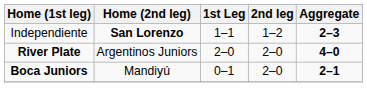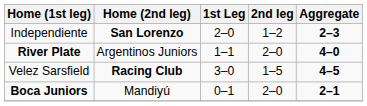(224, 33) 1–1 -> (224, 33) 2–0
(224, 52) 2–0 -> (224, 52) 1–1
+ row: (49, 71)
